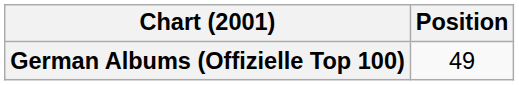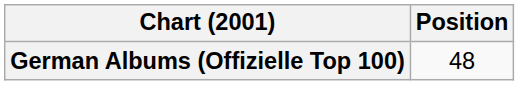(462, 60) 49 -> (462, 60) 48
